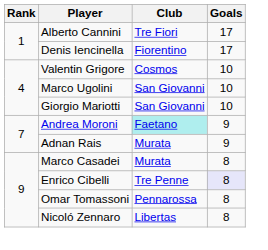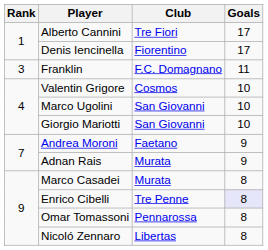+ row: (62, 69)
(156, 124) paleturquoise background -> (156, 143) no background
